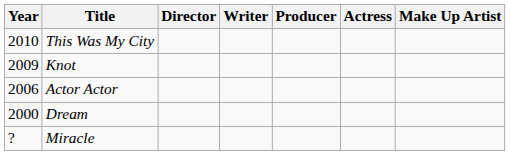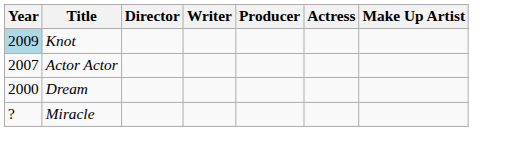- row: (100, 41)
(23, 65) no background -> (23, 41) lightblue background
(23, 89) 2006 -> (23, 65) 2007
